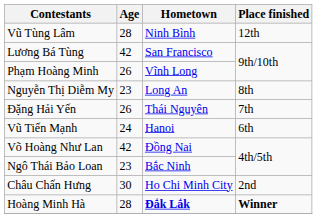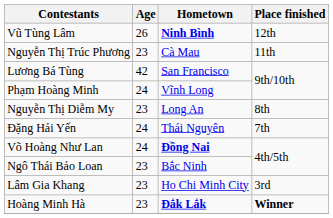(125, 33) 28 -> (142, 33) 26
(170, 33) normal -> (188, 33) bold
+ row: (69, 52)
(125, 71) 26 -> (142, 90) 24
(125, 109) 26 -> (142, 128) 24
- row: (42, 128)
(125, 147) 42 -> (142, 147) 24
(168, 147) normal -> (185, 147) bold
+ row: (46, 185)
- row: (49, 185)
(125, 204) 28 -> (142, 204) 23
